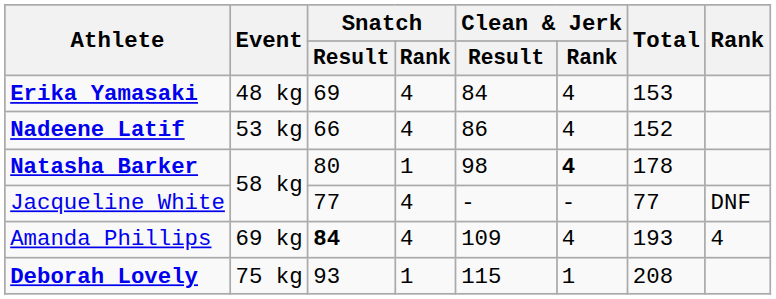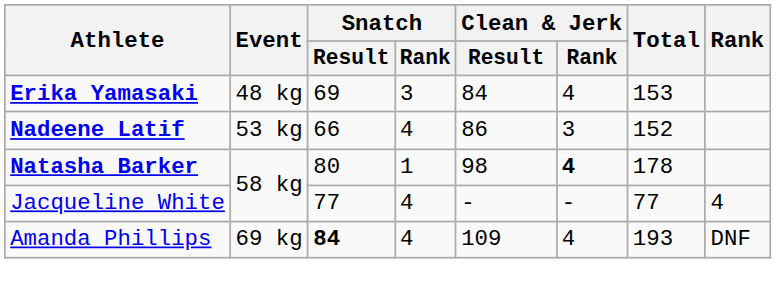(407, 94) 4 -> (407, 94) 3
(568, 130) 4 -> (568, 130) 3
(731, 203) DNF -> (717, 203) 4
(717, 240) 4 -> (731, 240) DNF
- row: (104, 276)
